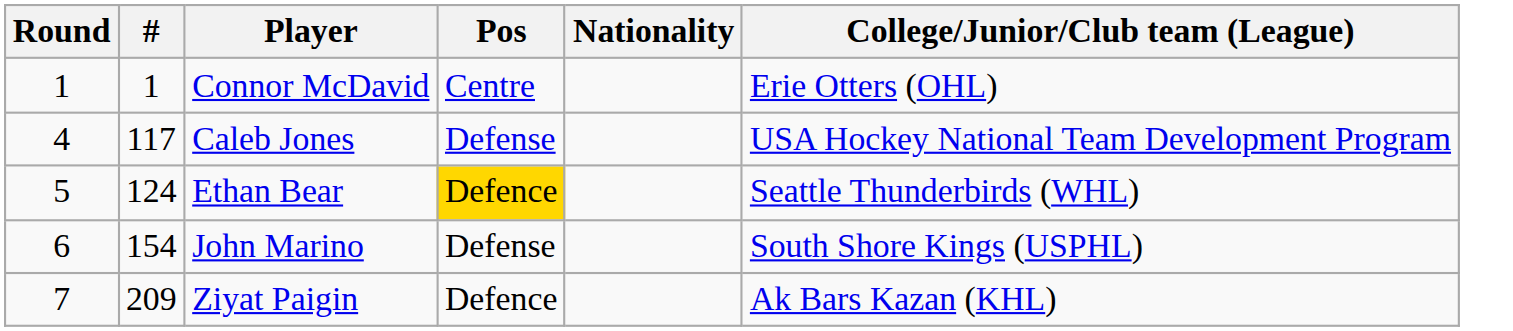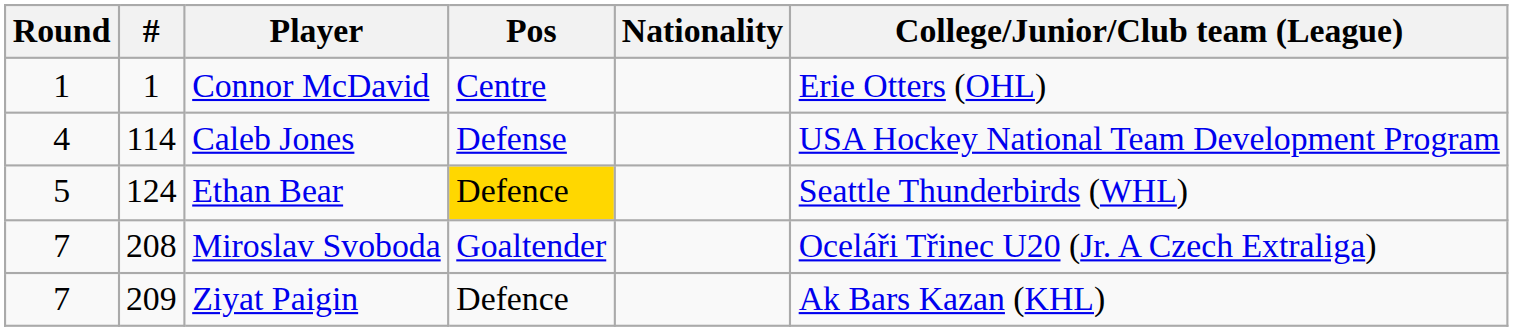(151, 138) 117 -> (151, 138) 114
- row: (278, 245)
+ row: (316, 245)
